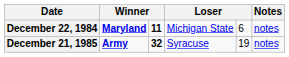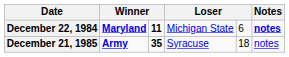(266, 28) normal -> (267, 28) bold
(157, 44) 32 -> (157, 44) 35
(244, 44) 19 -> (244, 44) 18
